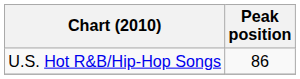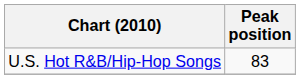(260, 61) 86 -> (260, 61) 83
